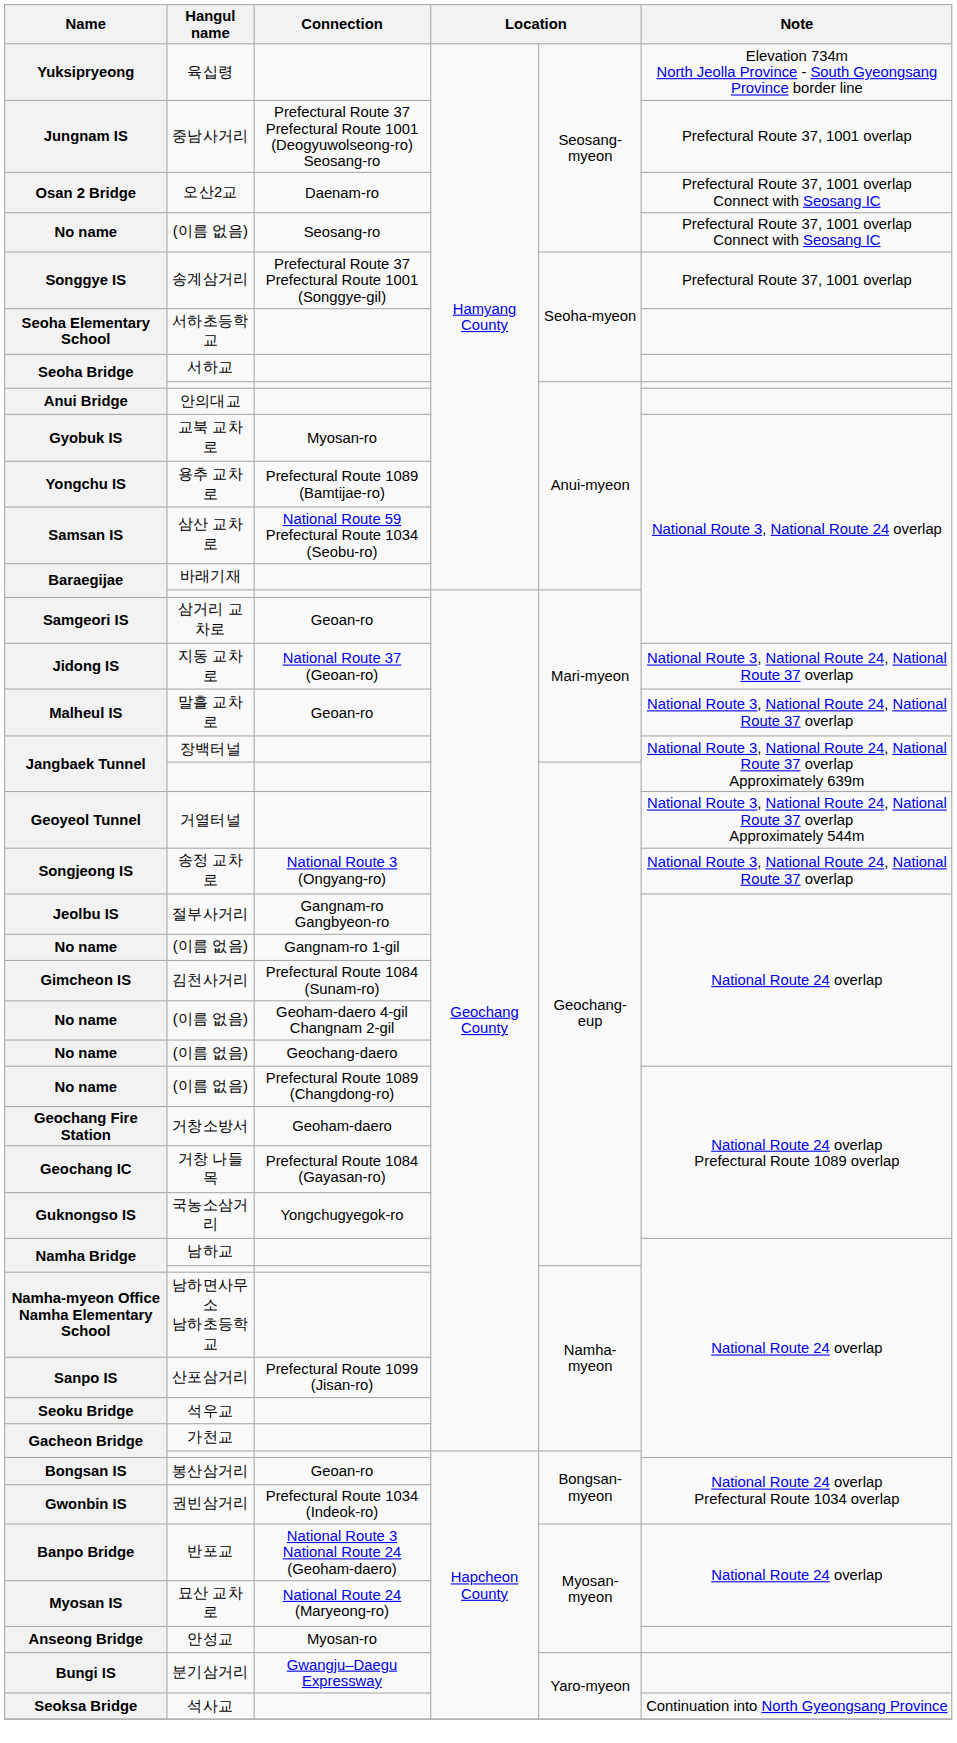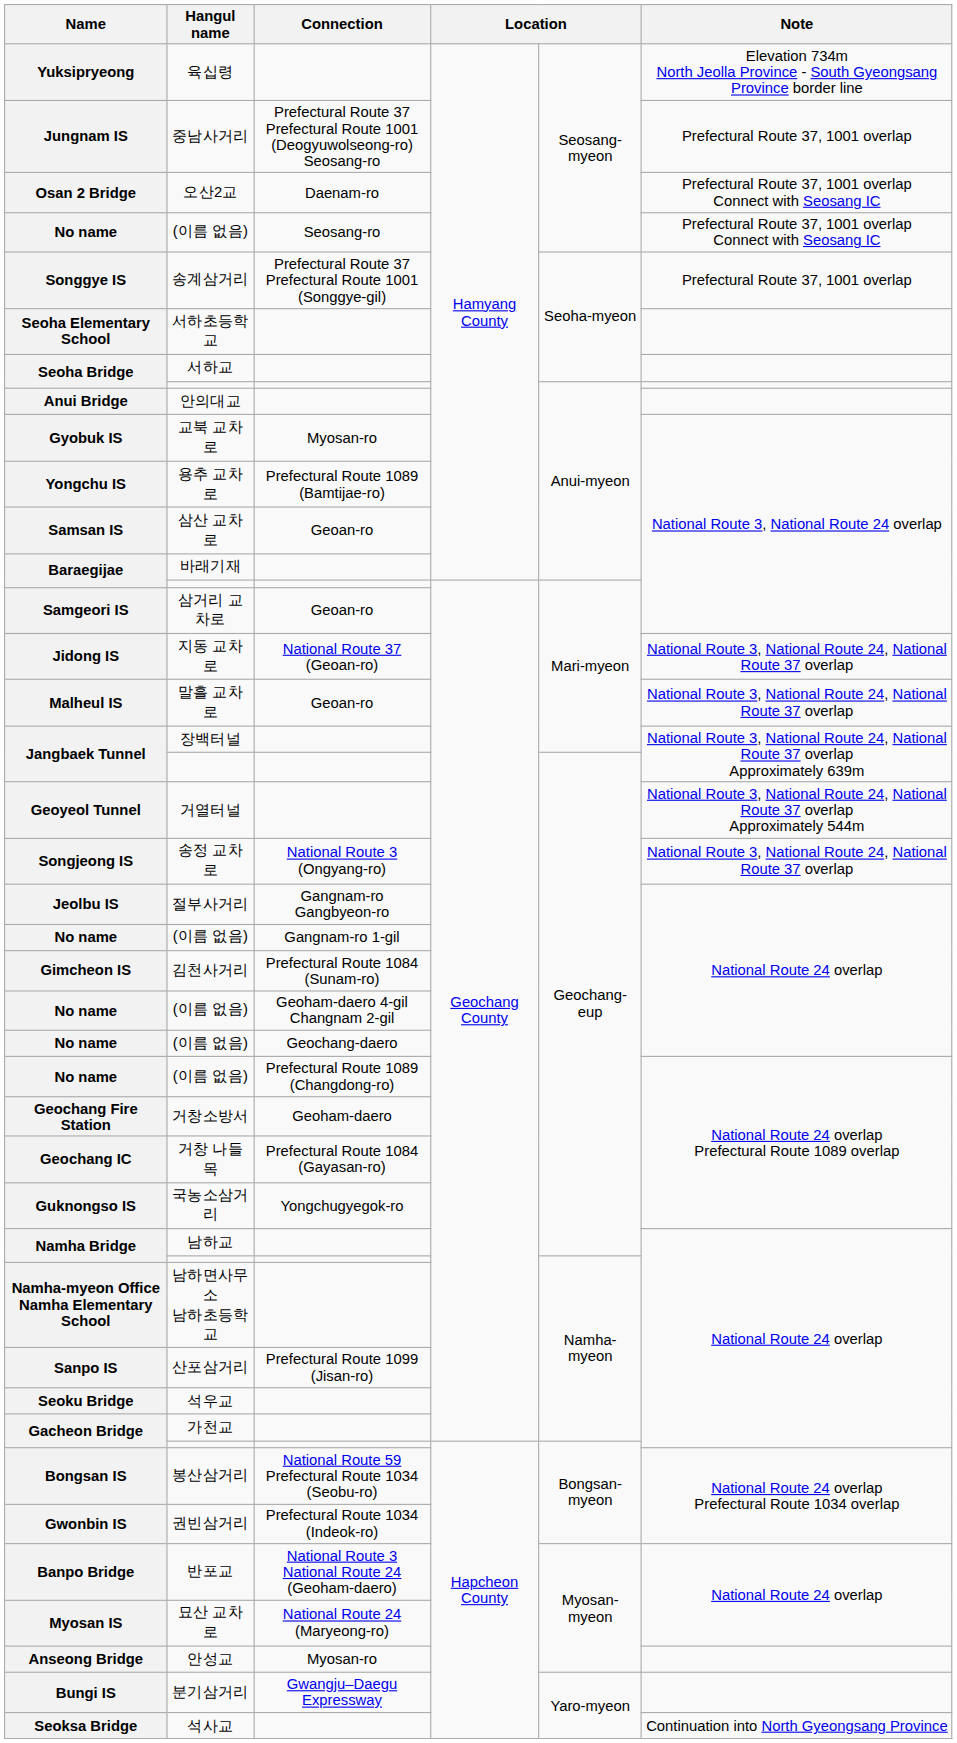(342, 535) National Route 59 Prefectural Route 1034 (Seobu-ro) -> (342, 530) Geoan-ro
(342, 1471) Geoan-ro -> (342, 1476) National Route 59 Prefectural Route 1034 (Seobu-ro)
